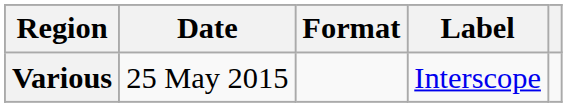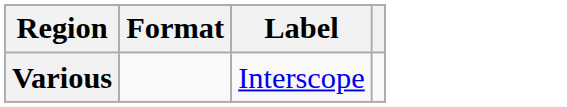- column: (207, 28)
